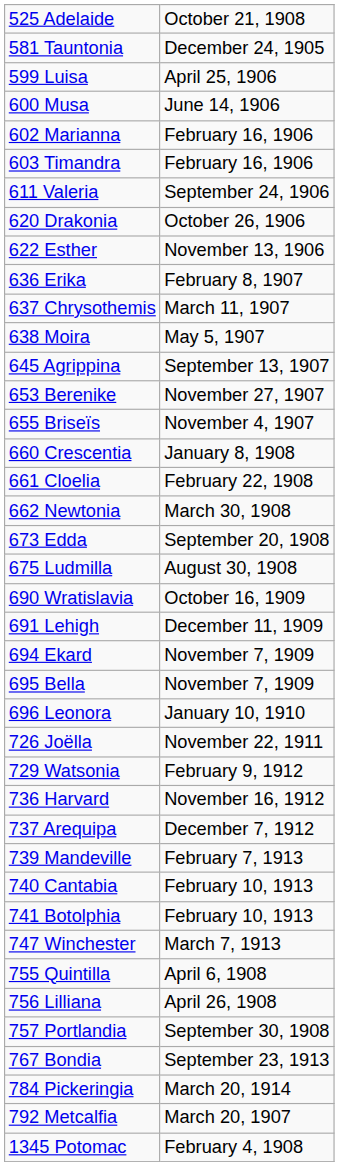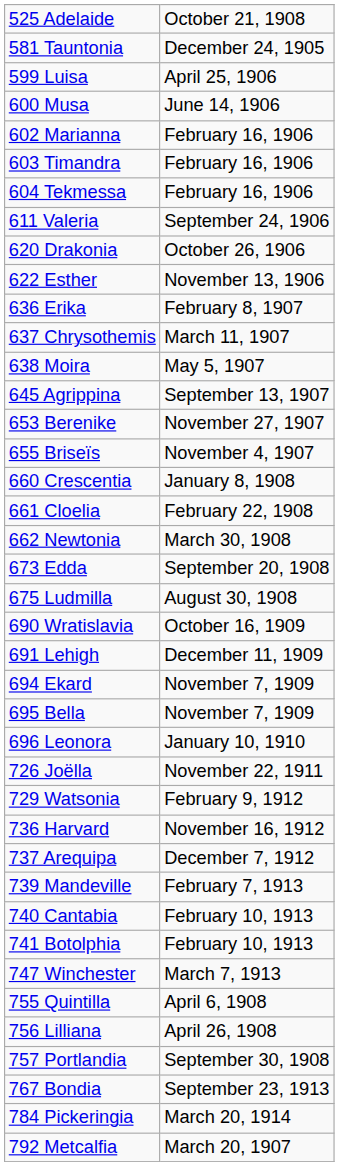+ row: (67, 192)
- row: (68, 1147)
